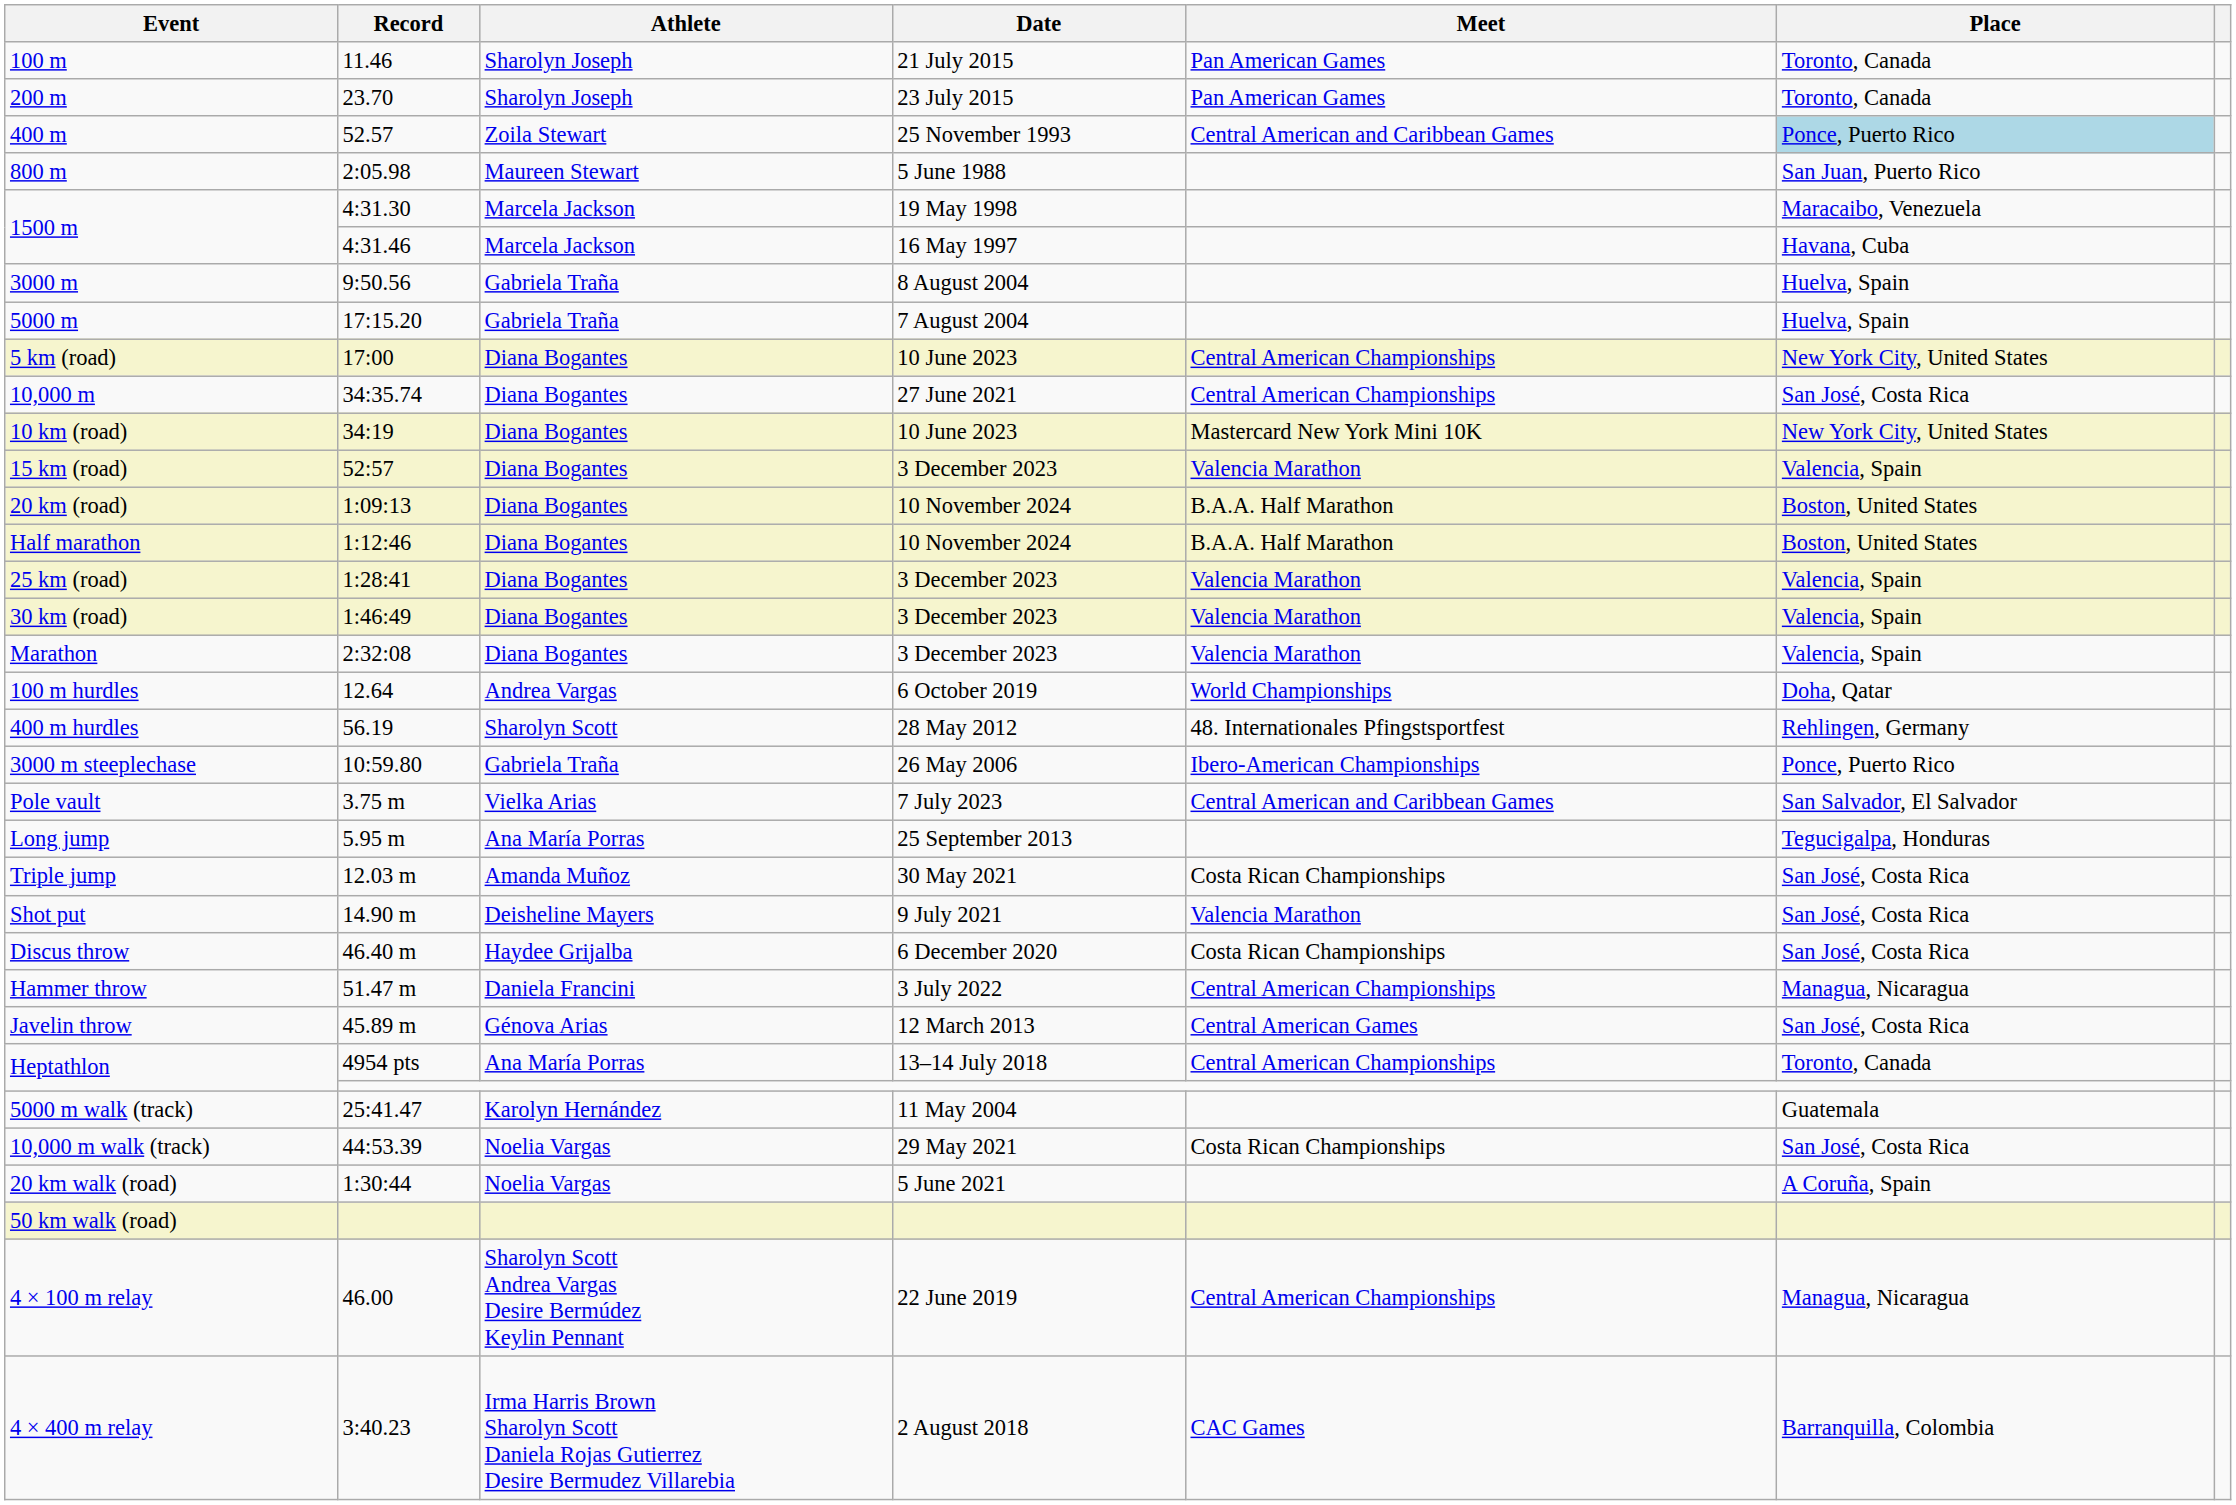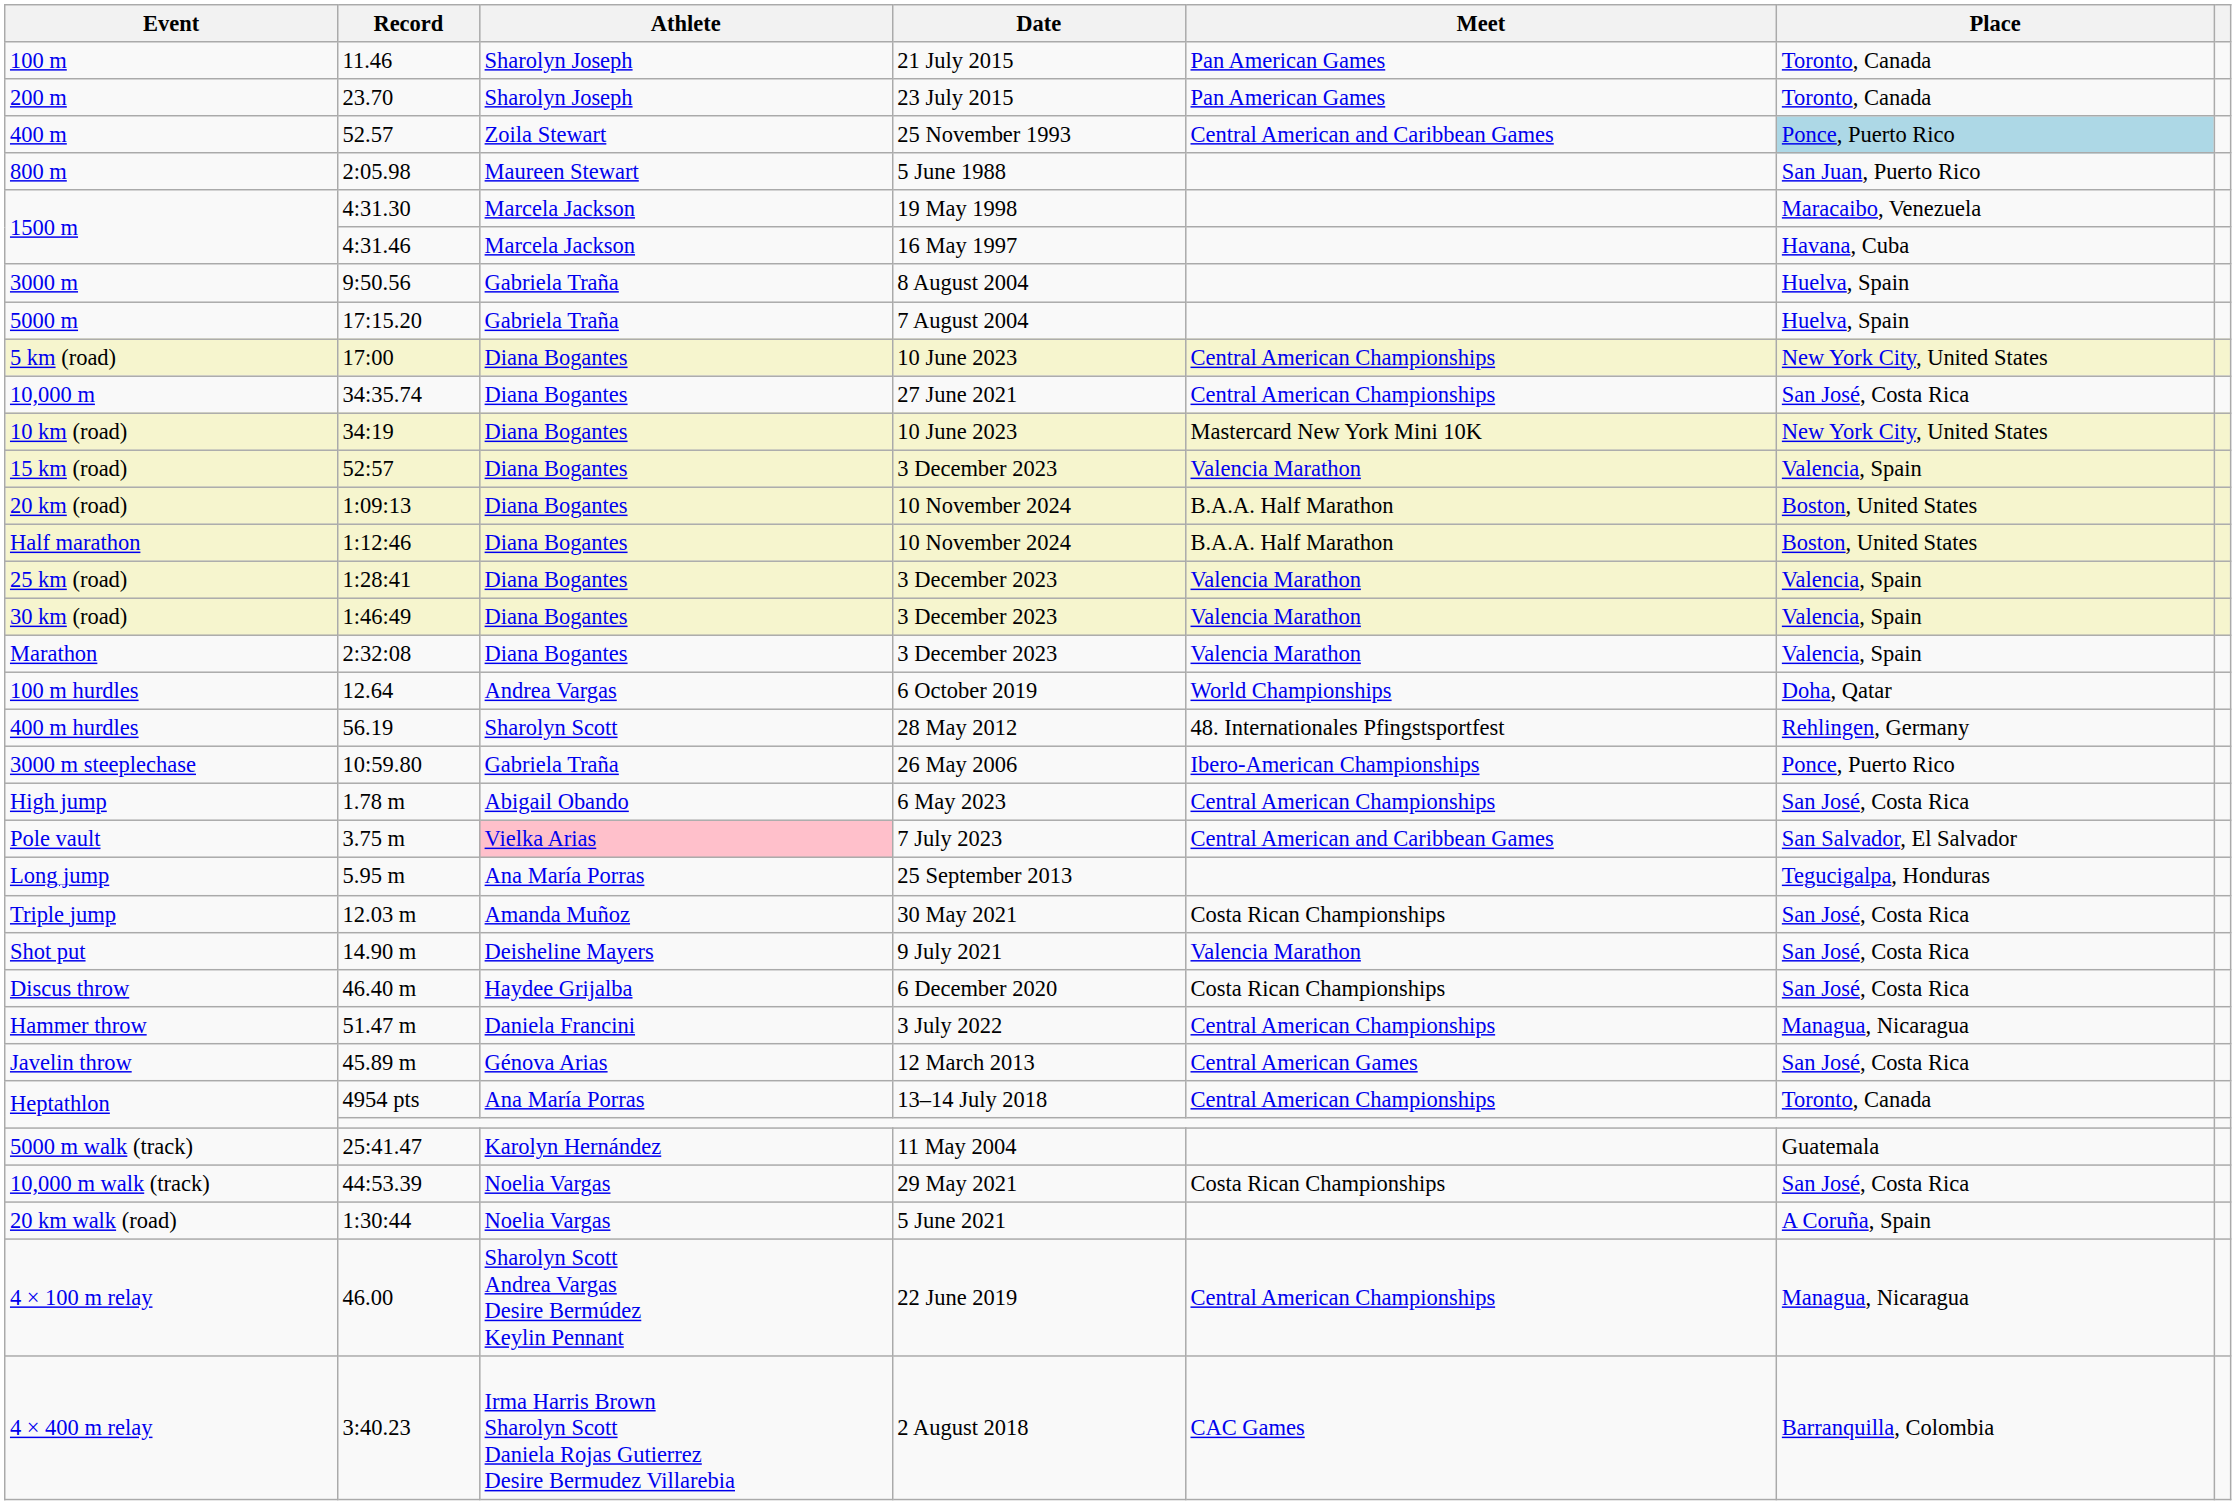+ row: (58, 802)
(540, 802) no background -> (540, 839) pink background
- row: (93, 1220)
